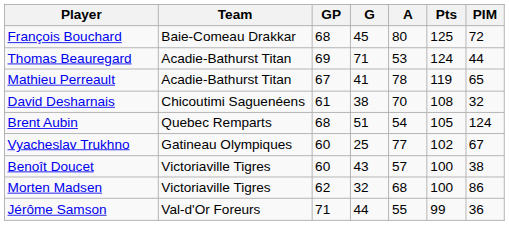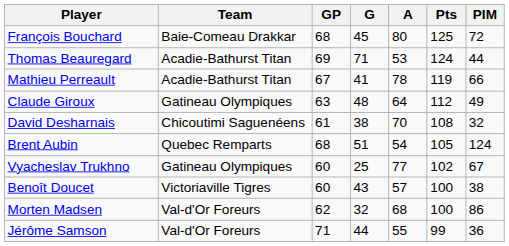(476, 79) 65 -> (476, 79) 66
+ row: (51, 101)
(216, 187) Victoriaville Tigres -> (211, 209) Val-d'Or Foreurs
